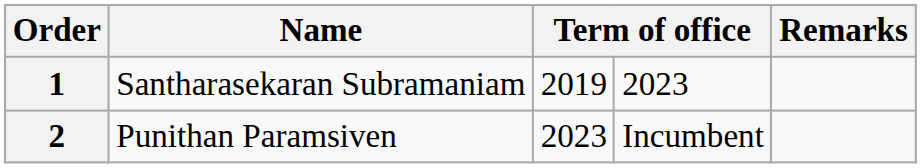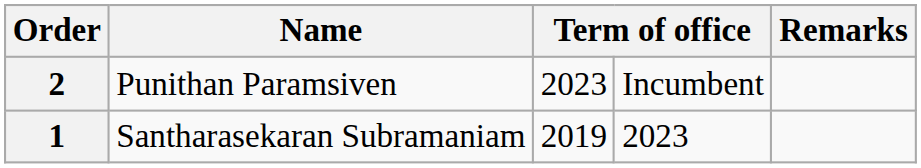rows swapped: (57, 83) <-> (57, 135)
